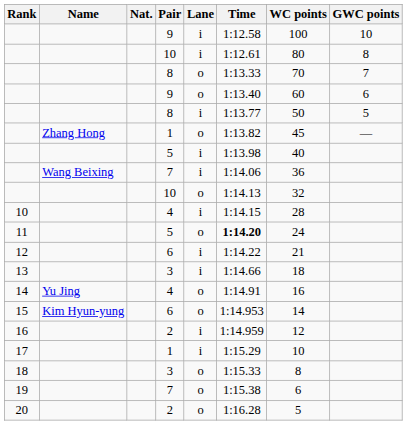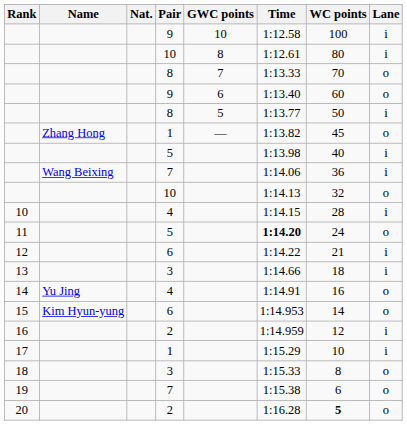columns swapped: (201, 14) <-> (366, 14)
(298, 410) normal -> (338, 410) bold
